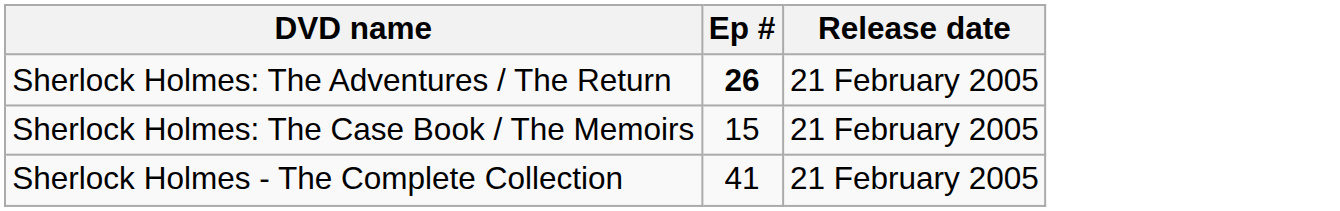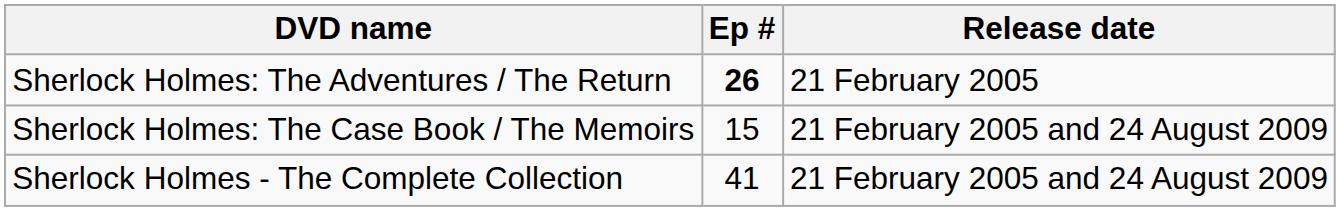(914, 129) 21 February 2005 -> (1059, 129) 21 February 2005 and 24 August 2009
(914, 179) 21 February 2005 -> (1059, 179) 21 February 2005 and 24 August 2009
